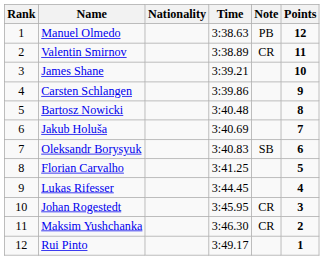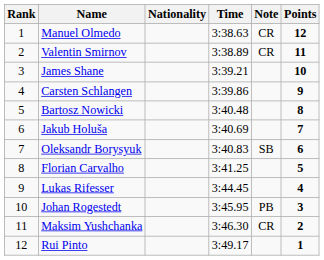(266, 33) PB -> (266, 33) CR
(266, 206) CR -> (266, 206) PB
